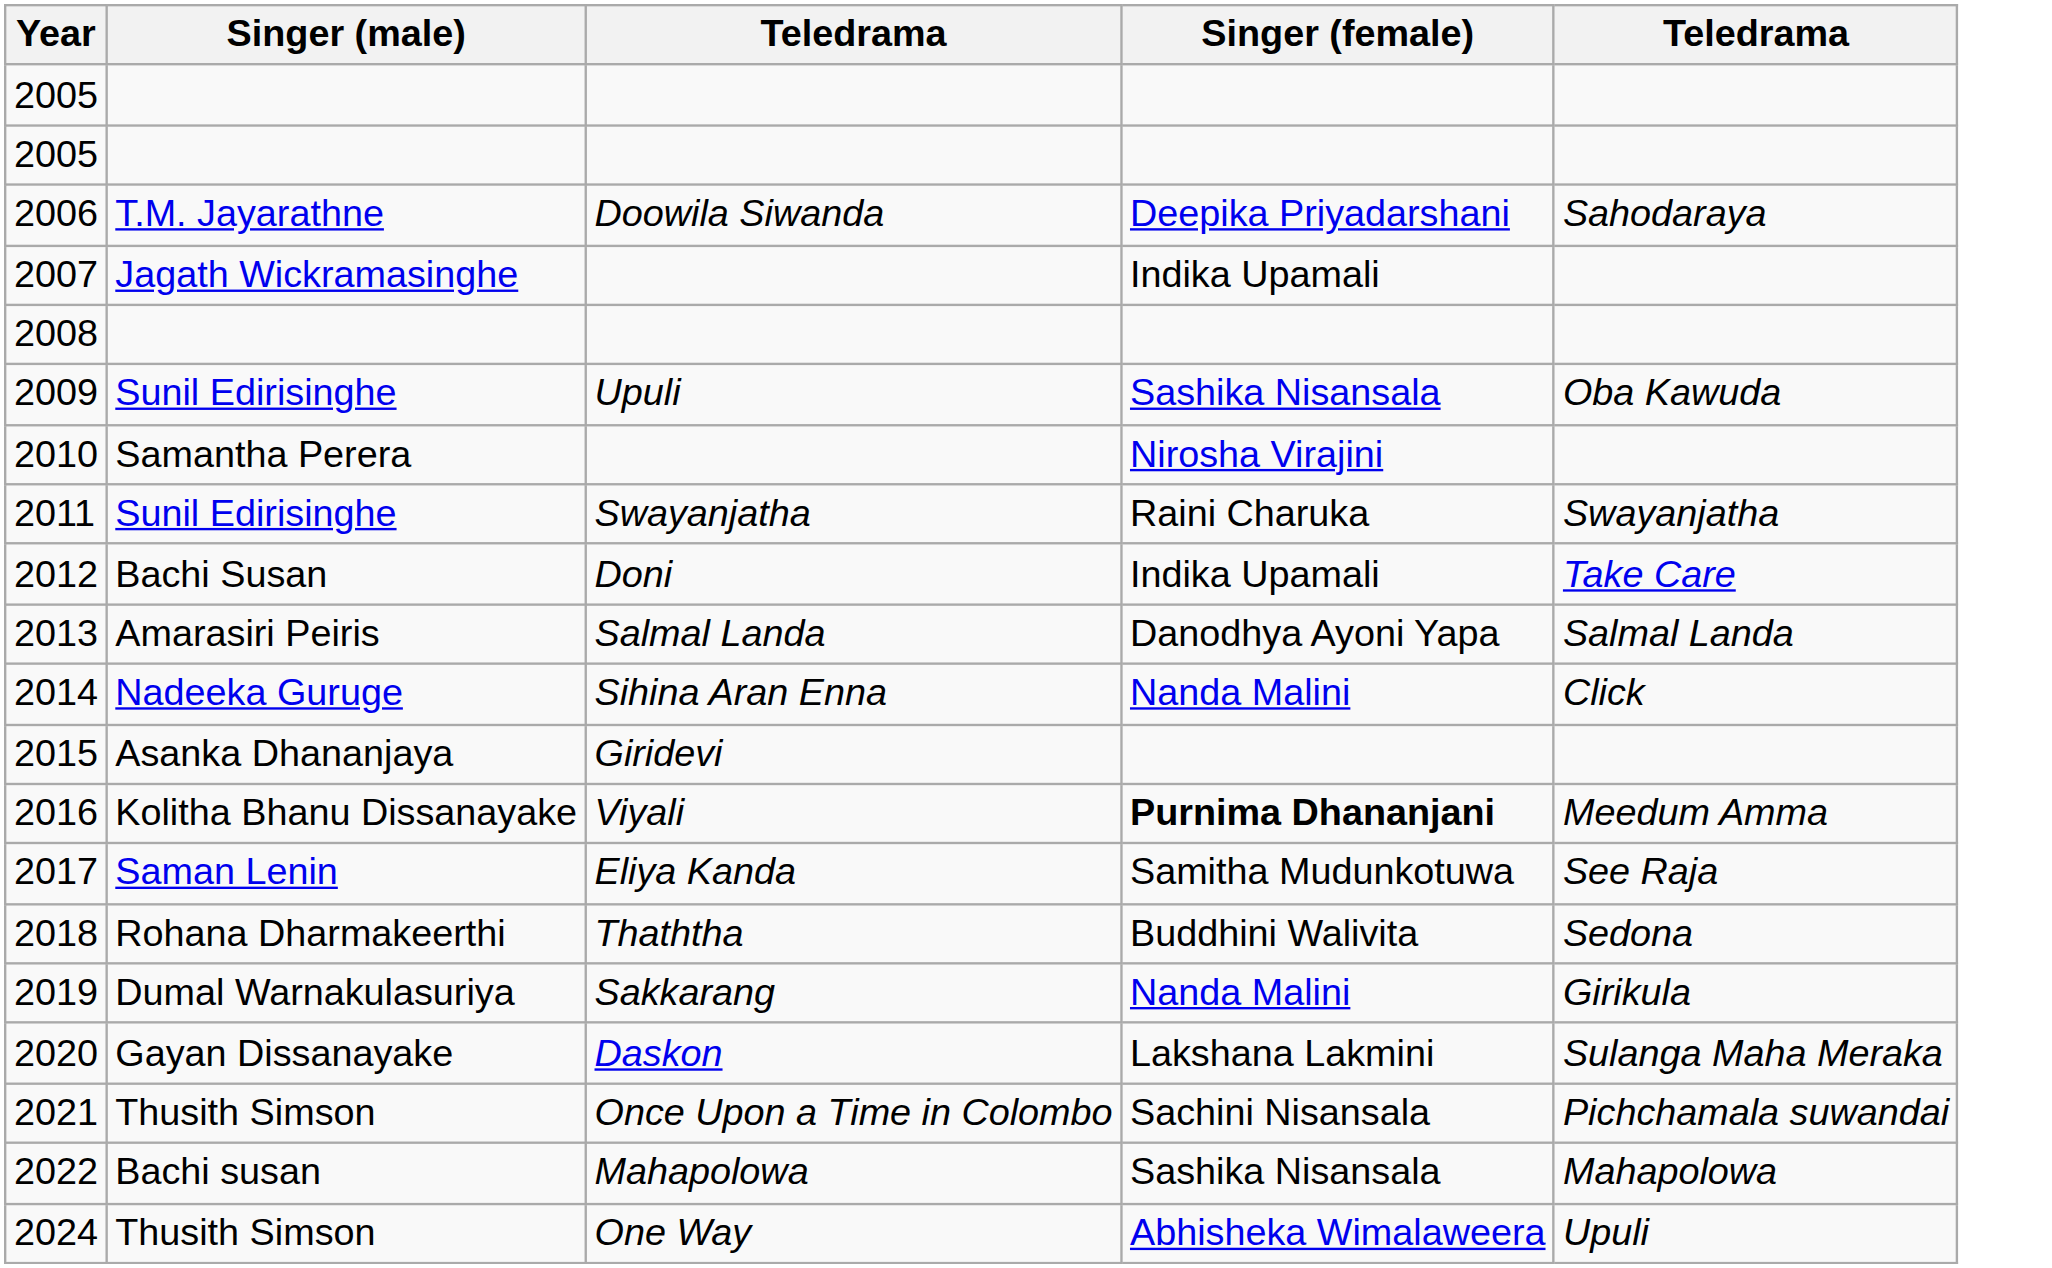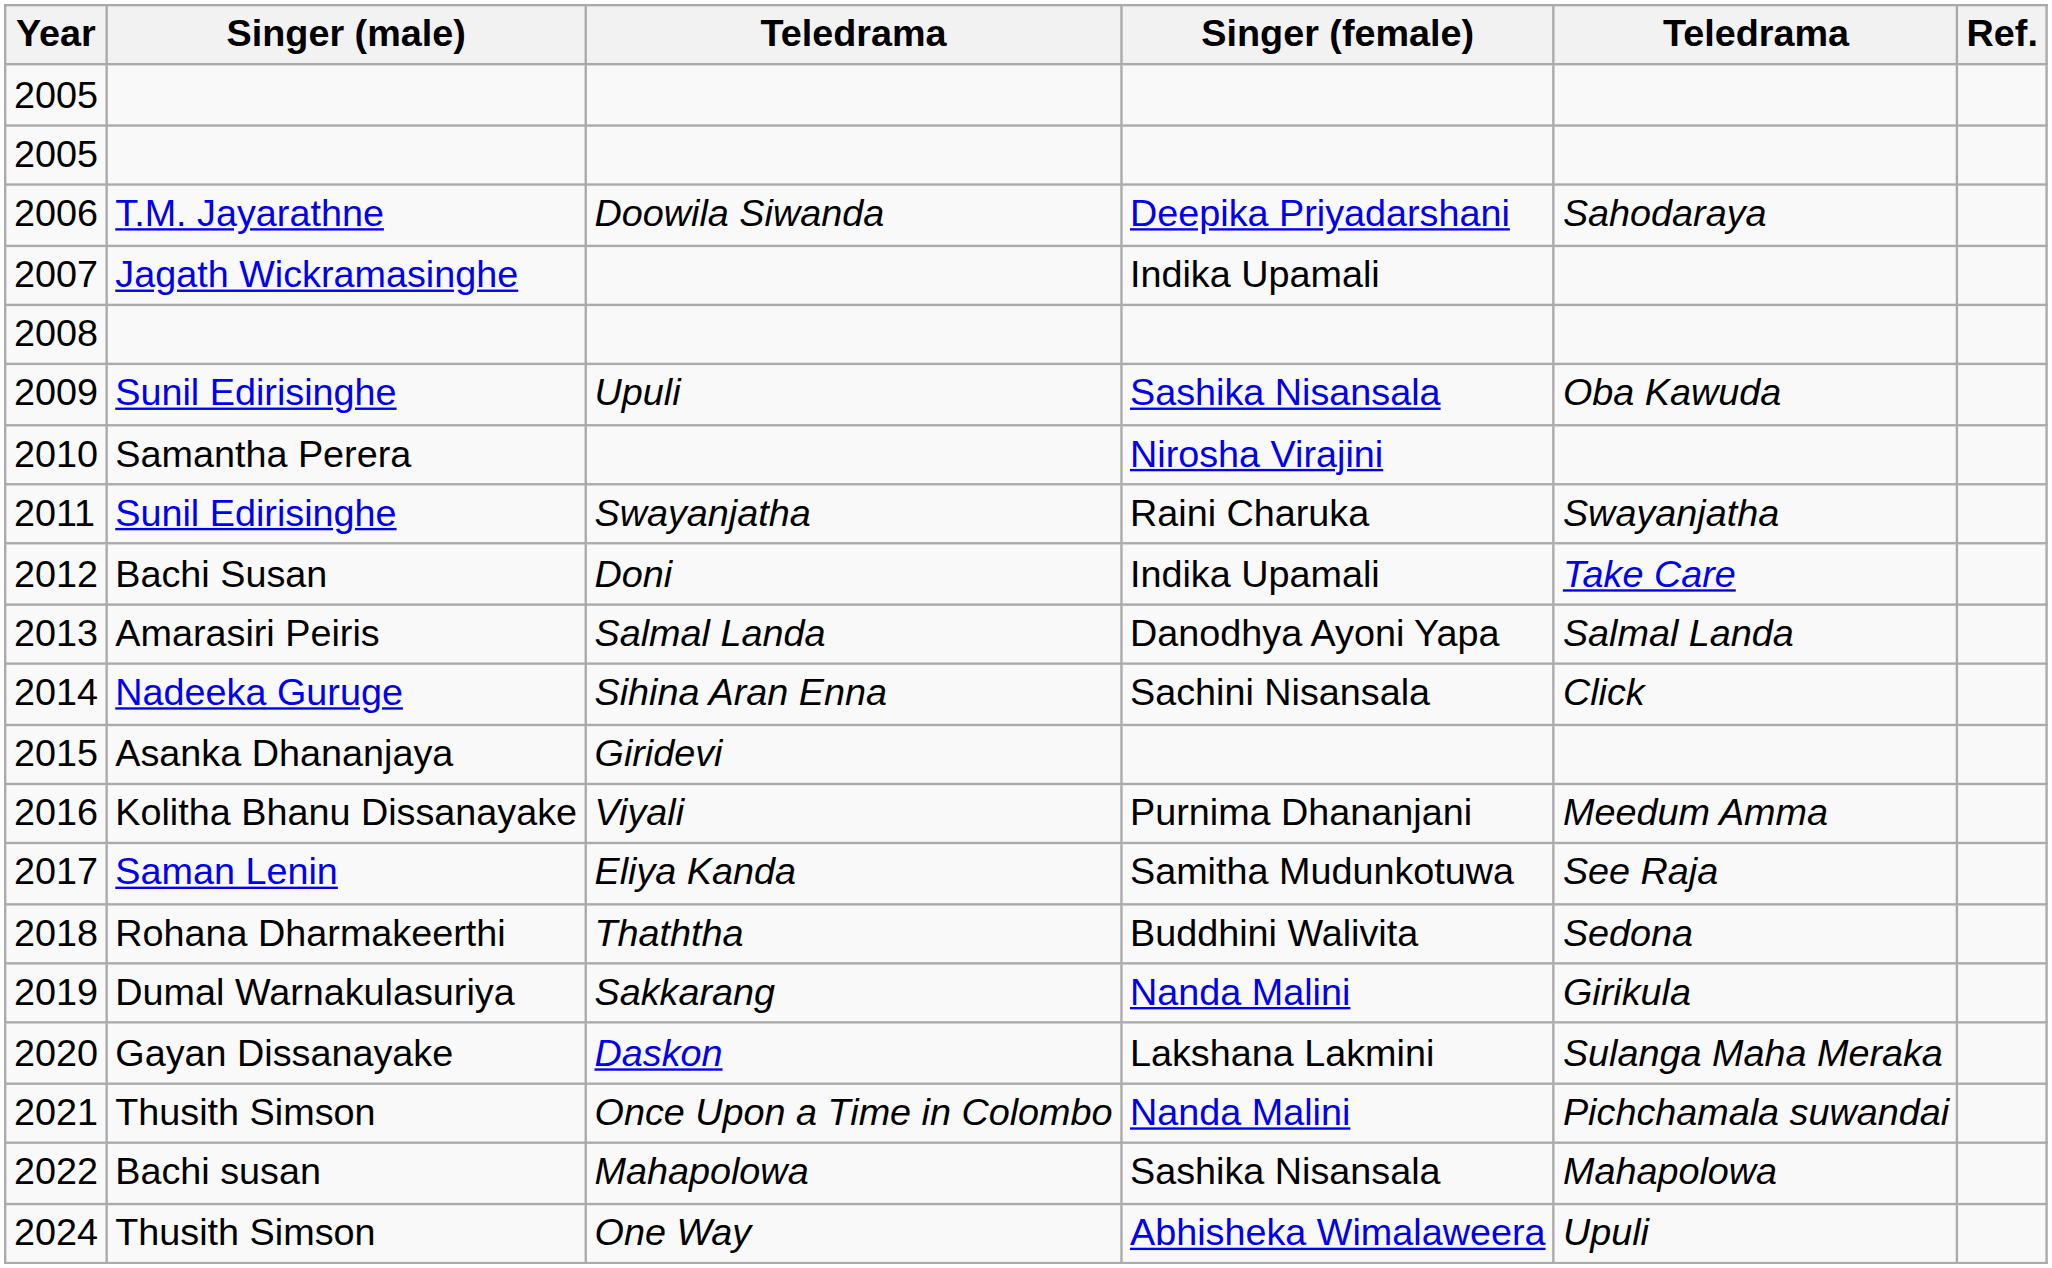+ column: (2002, 34)
(1240, 693) Nanda Malini -> (1280, 693) Sachini Nisansala
(1313, 812) bold -> (1301, 812) normal
(1280, 1112) Sachini Nisansala -> (1240, 1112) Nanda Malini
